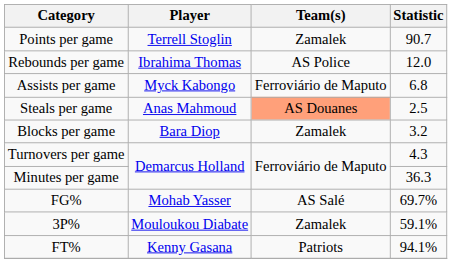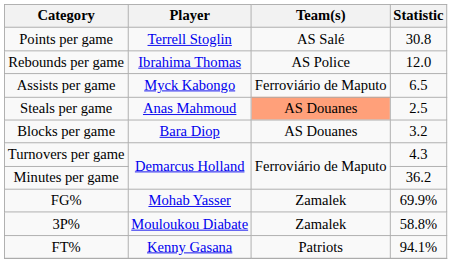(321, 39) Zamalek -> (321, 39) AS Salé
(418, 39) 90.7 -> (418, 39) 30.8
(418, 85) 6.8 -> (418, 85) 6.5
(321, 131) Zamalek -> (321, 131) AS Douanes
(418, 177) 36.3 -> (418, 177) 36.2
(321, 200) AS Salé -> (321, 200) Zamalek
(418, 200) 69.7% -> (418, 200) 69.9%
(418, 223) 59.1% -> (418, 223) 58.8%
